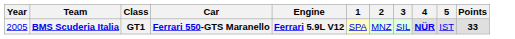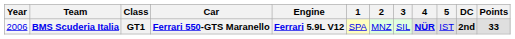+ column: (467, 11)
(17, 26) 2005 -> (17, 26) 2006
